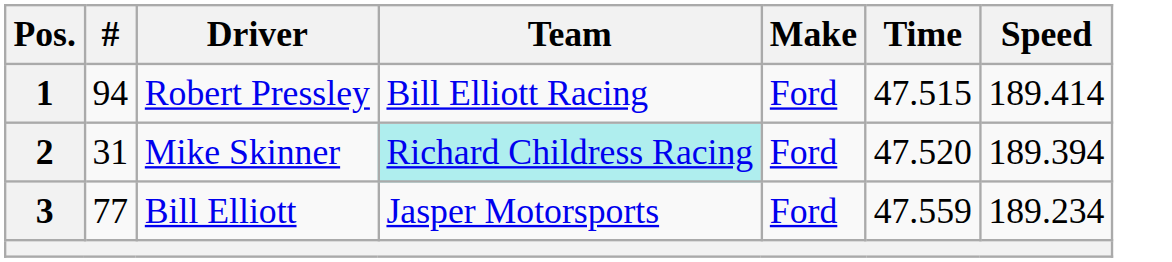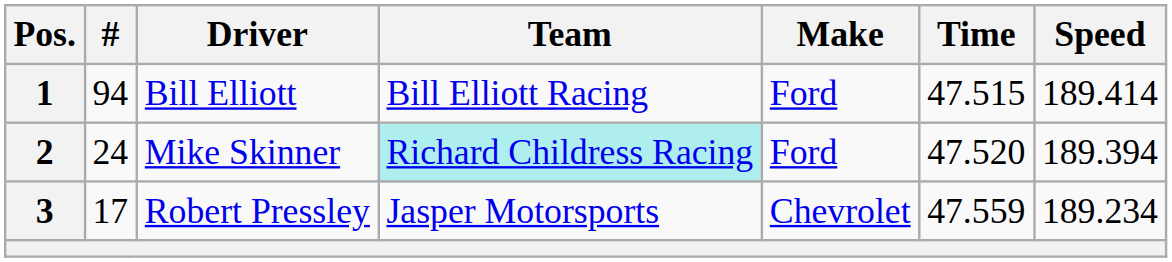(257, 93) Robert Pressley -> (221, 93) Bill Elliott
(110, 151) 31 -> (110, 151) 24
(110, 210) 77 -> (110, 210) 17
(221, 210) Bill Elliott -> (257, 210) Robert Pressley
(804, 210) Ford -> (840, 210) Chevrolet
